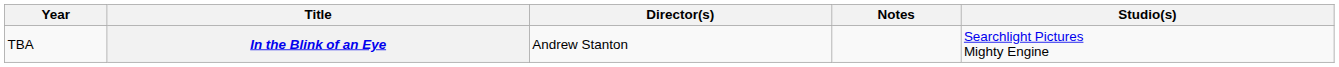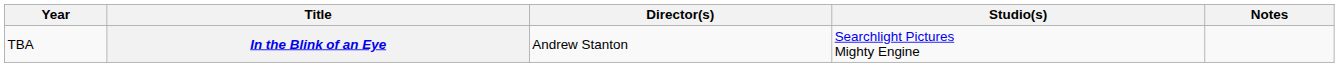columns swapped: (1147, 15) <-> (896, 15)
